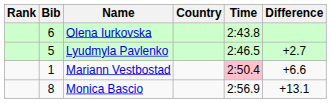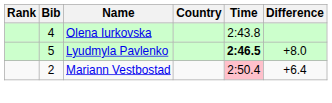(51, 32) 6 -> (51, 32) 4
(243, 51) normal -> (244, 51) bold
(294, 51) +2.7 -> (295, 51) +8.0
(51, 70) 1 -> (51, 70) 2
(294, 70) +6.6 -> (295, 70) +6.4
- row: (105, 88)
